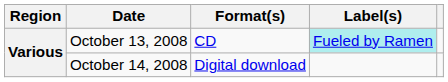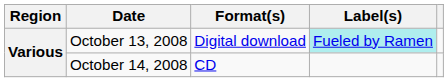(205, 40) CD -> (250, 40) Digital download
(250, 64) Digital download -> (205, 64) CD
